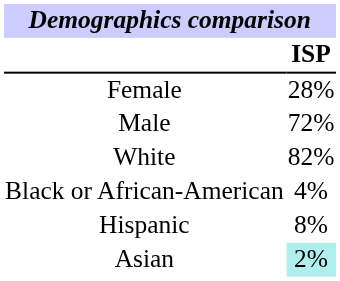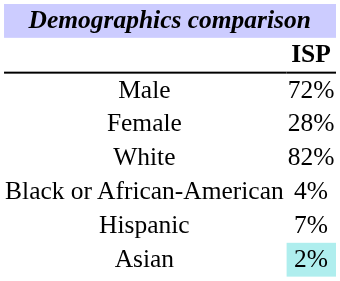rows swapped: (144, 123) <-> (144, 90)
(311, 225) 8% -> (311, 225) 7%
